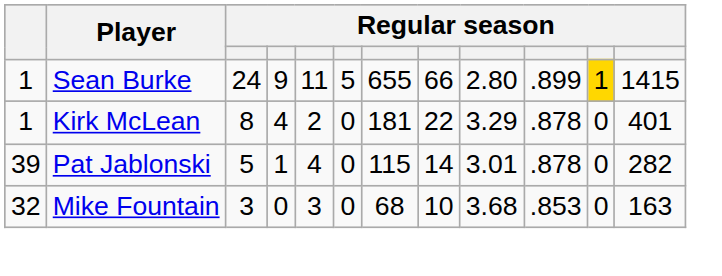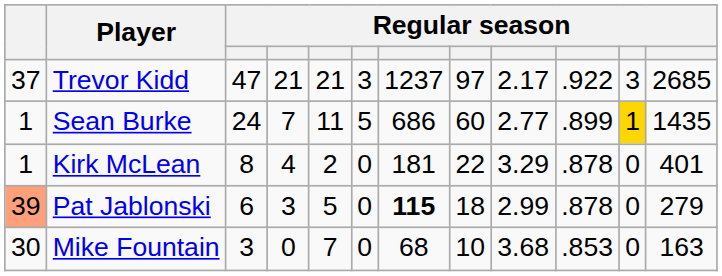+ row: (121, 79)
(281, 79) 9 -> (288, 122) 7
(390, 79) 655 -> (414, 122) 686
(439, 79) 66 -> (470, 122) 60
(492, 79) 2.80 -> (523, 122) 2.77
(650, 79) 1415 -> (682, 122) 1435
(26, 164) no background -> (26, 206) lightsalmon background
(247, 164) 5 -> (247, 206) 6
(281, 164) 1 -> (288, 206) 3
(314, 164) 4 -> (330, 206) 5
(390, 164) normal -> (414, 206) bold
(439, 164) 14 -> (470, 206) 18
(492, 164) 3.01 -> (523, 206) 2.99
(650, 164) 282 -> (682, 206) 279
(26, 206) 32 -> (26, 248) 30
(314, 206) 3 -> (330, 248) 7
